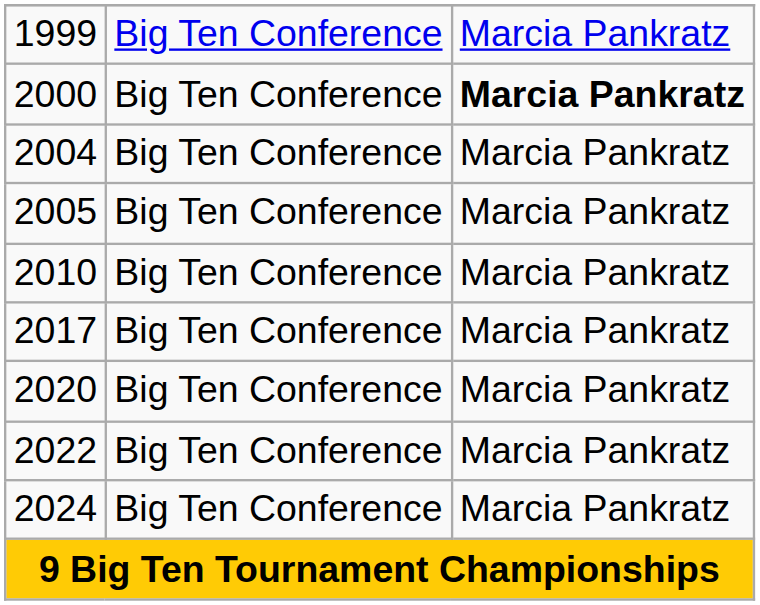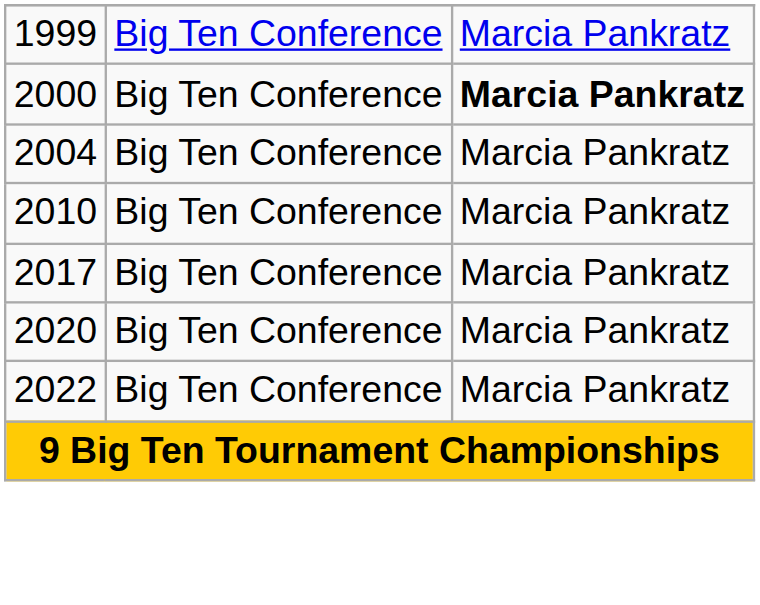- row: (55, 212)
- row: (55, 509)
